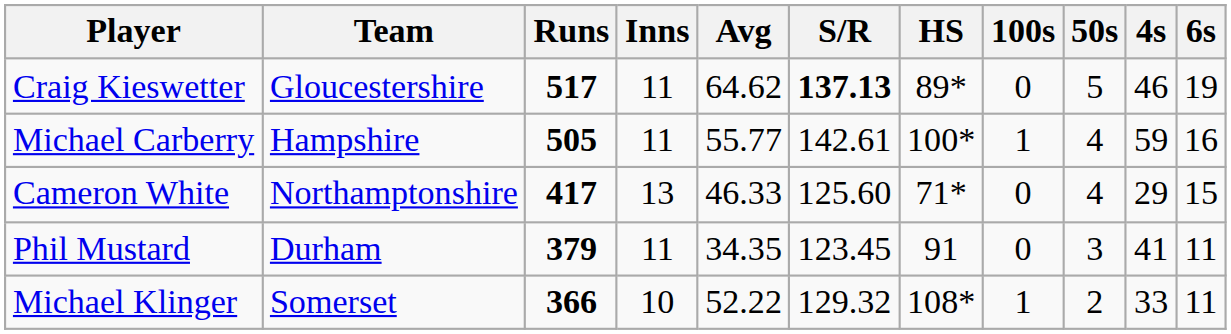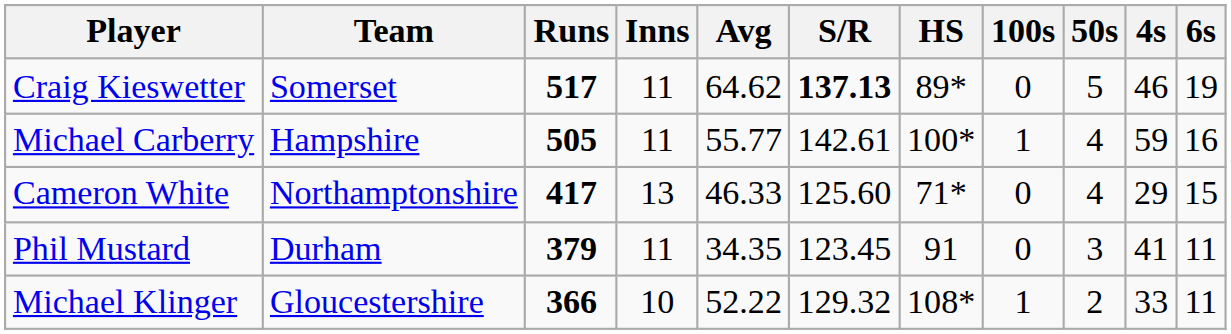(377, 85) Gloucestershire -> (333, 85) Somerset
(333, 301) Somerset -> (377, 301) Gloucestershire
